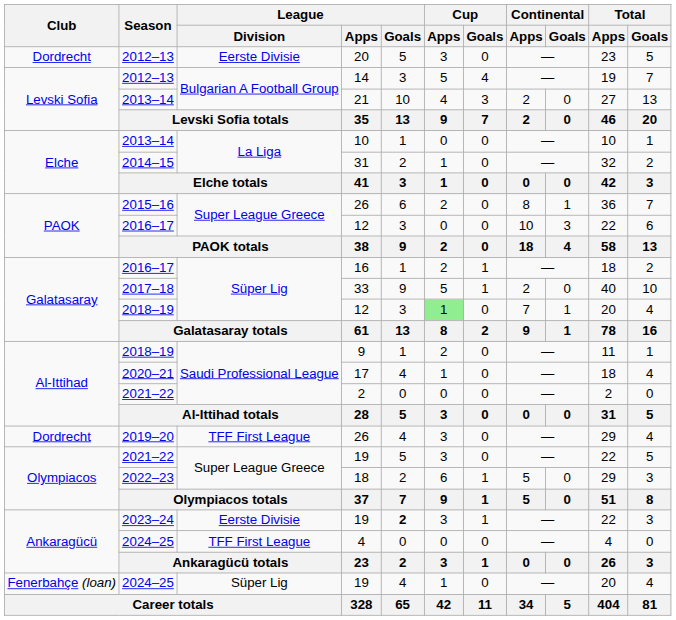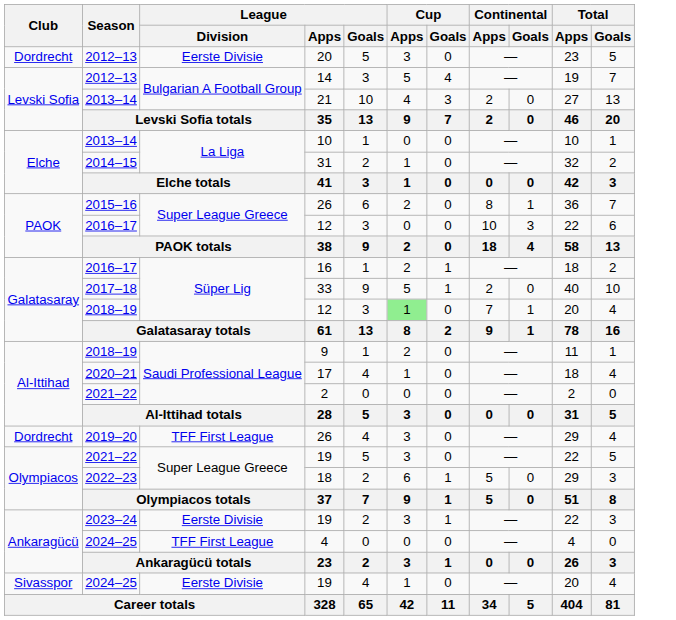(403, 520) bold -> (366, 520) normal
(62, 583) Fenerbahçe (loan) -> (43, 583) Sivasspor
(259, 583) Süper Lig -> (222, 583) Eerste Divisie
